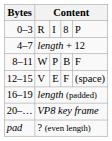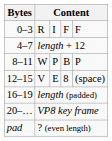(66, 29) 8 -> (66, 29) F
(78, 29) P -> (78, 29) F
(78, 62) F -> (78, 62) P
(66, 78) F -> (66, 78) 8
